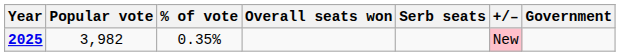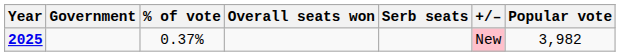columns swapped: (101, 16) <-> (569, 16)
(199, 40) 0.35% -> (182, 40) 0.37%
